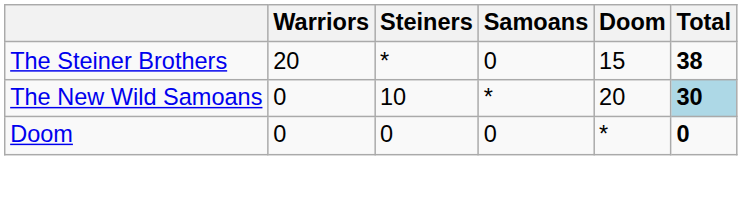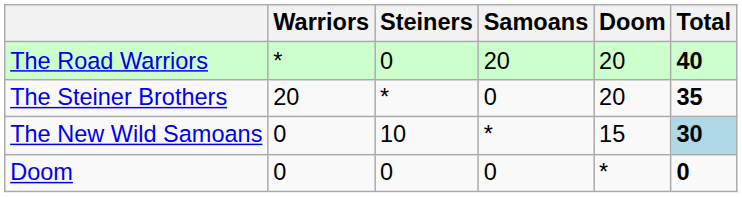+ row: (109, 60)
(612, 60) 15 -> (612, 97) 20
(690, 60) 38 -> (690, 97) 35
(612, 97) 20 -> (612, 135) 15
